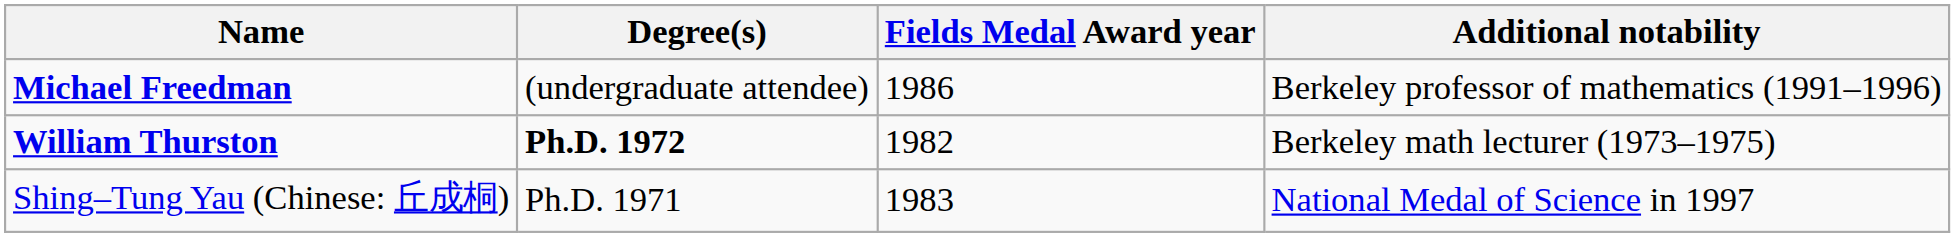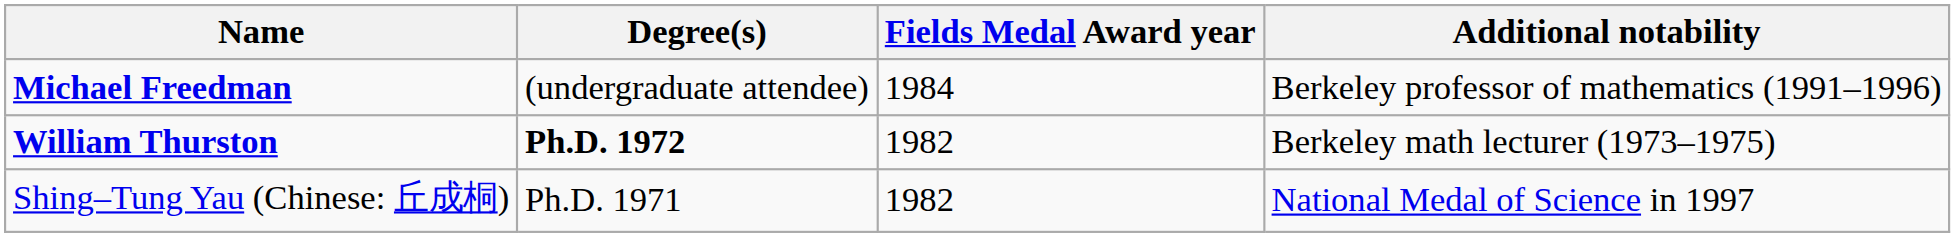(919, 86) 1986 -> (919, 86) 1984
(919, 199) 1983 -> (919, 199) 1982
